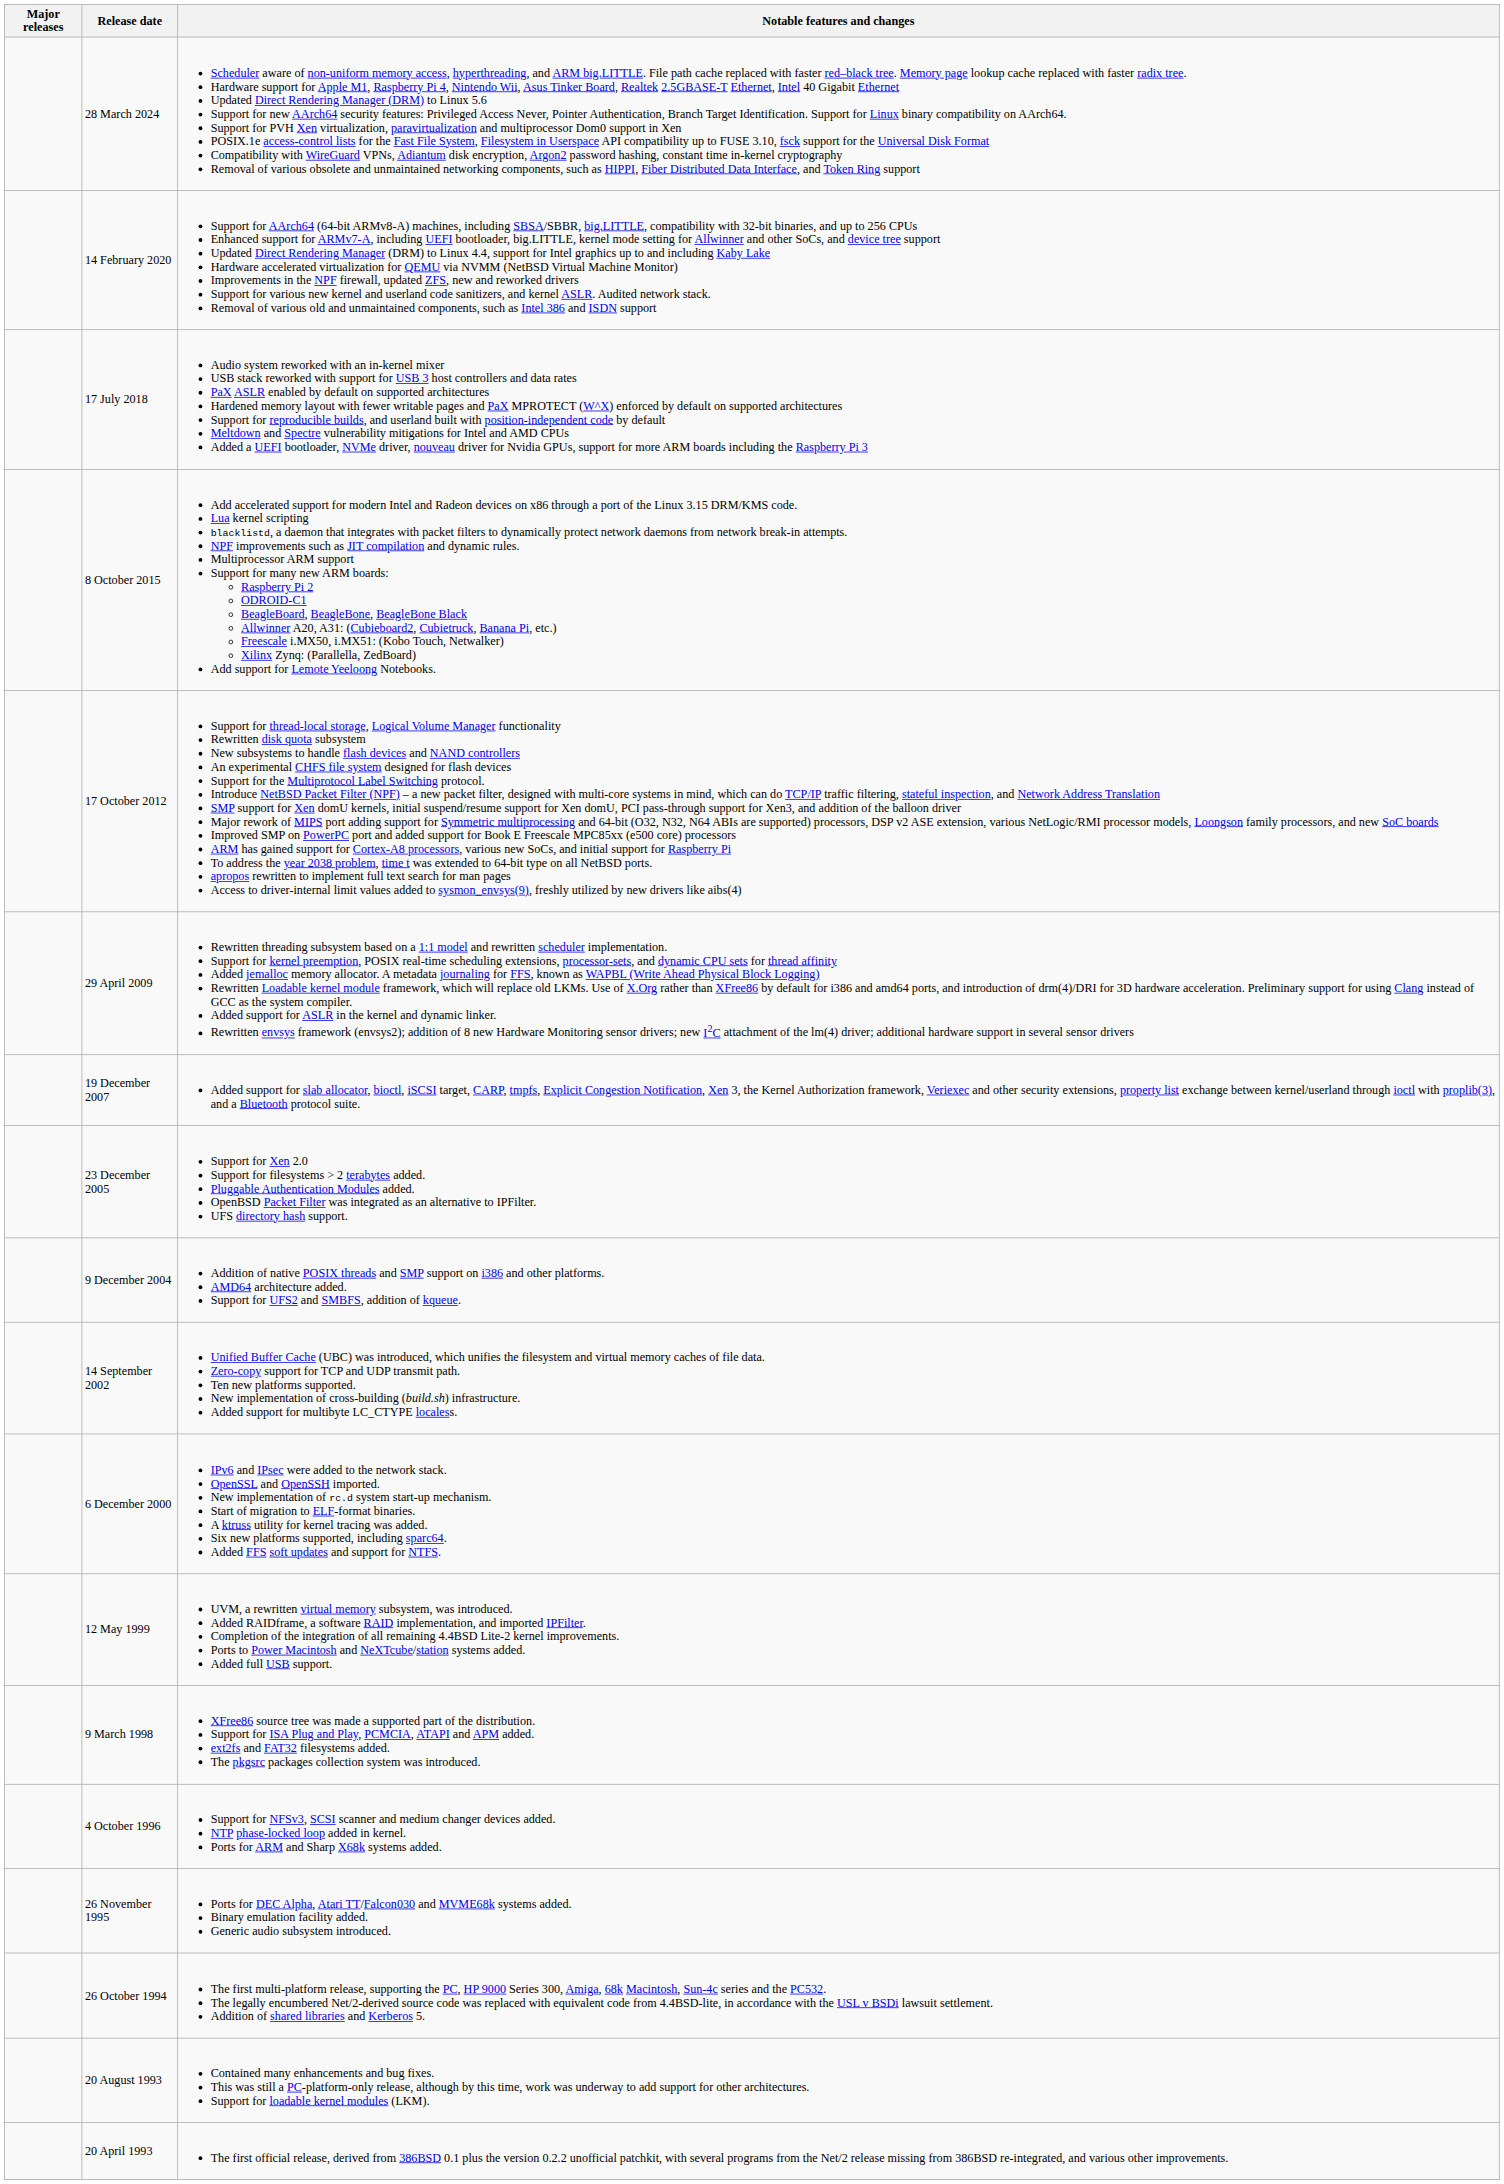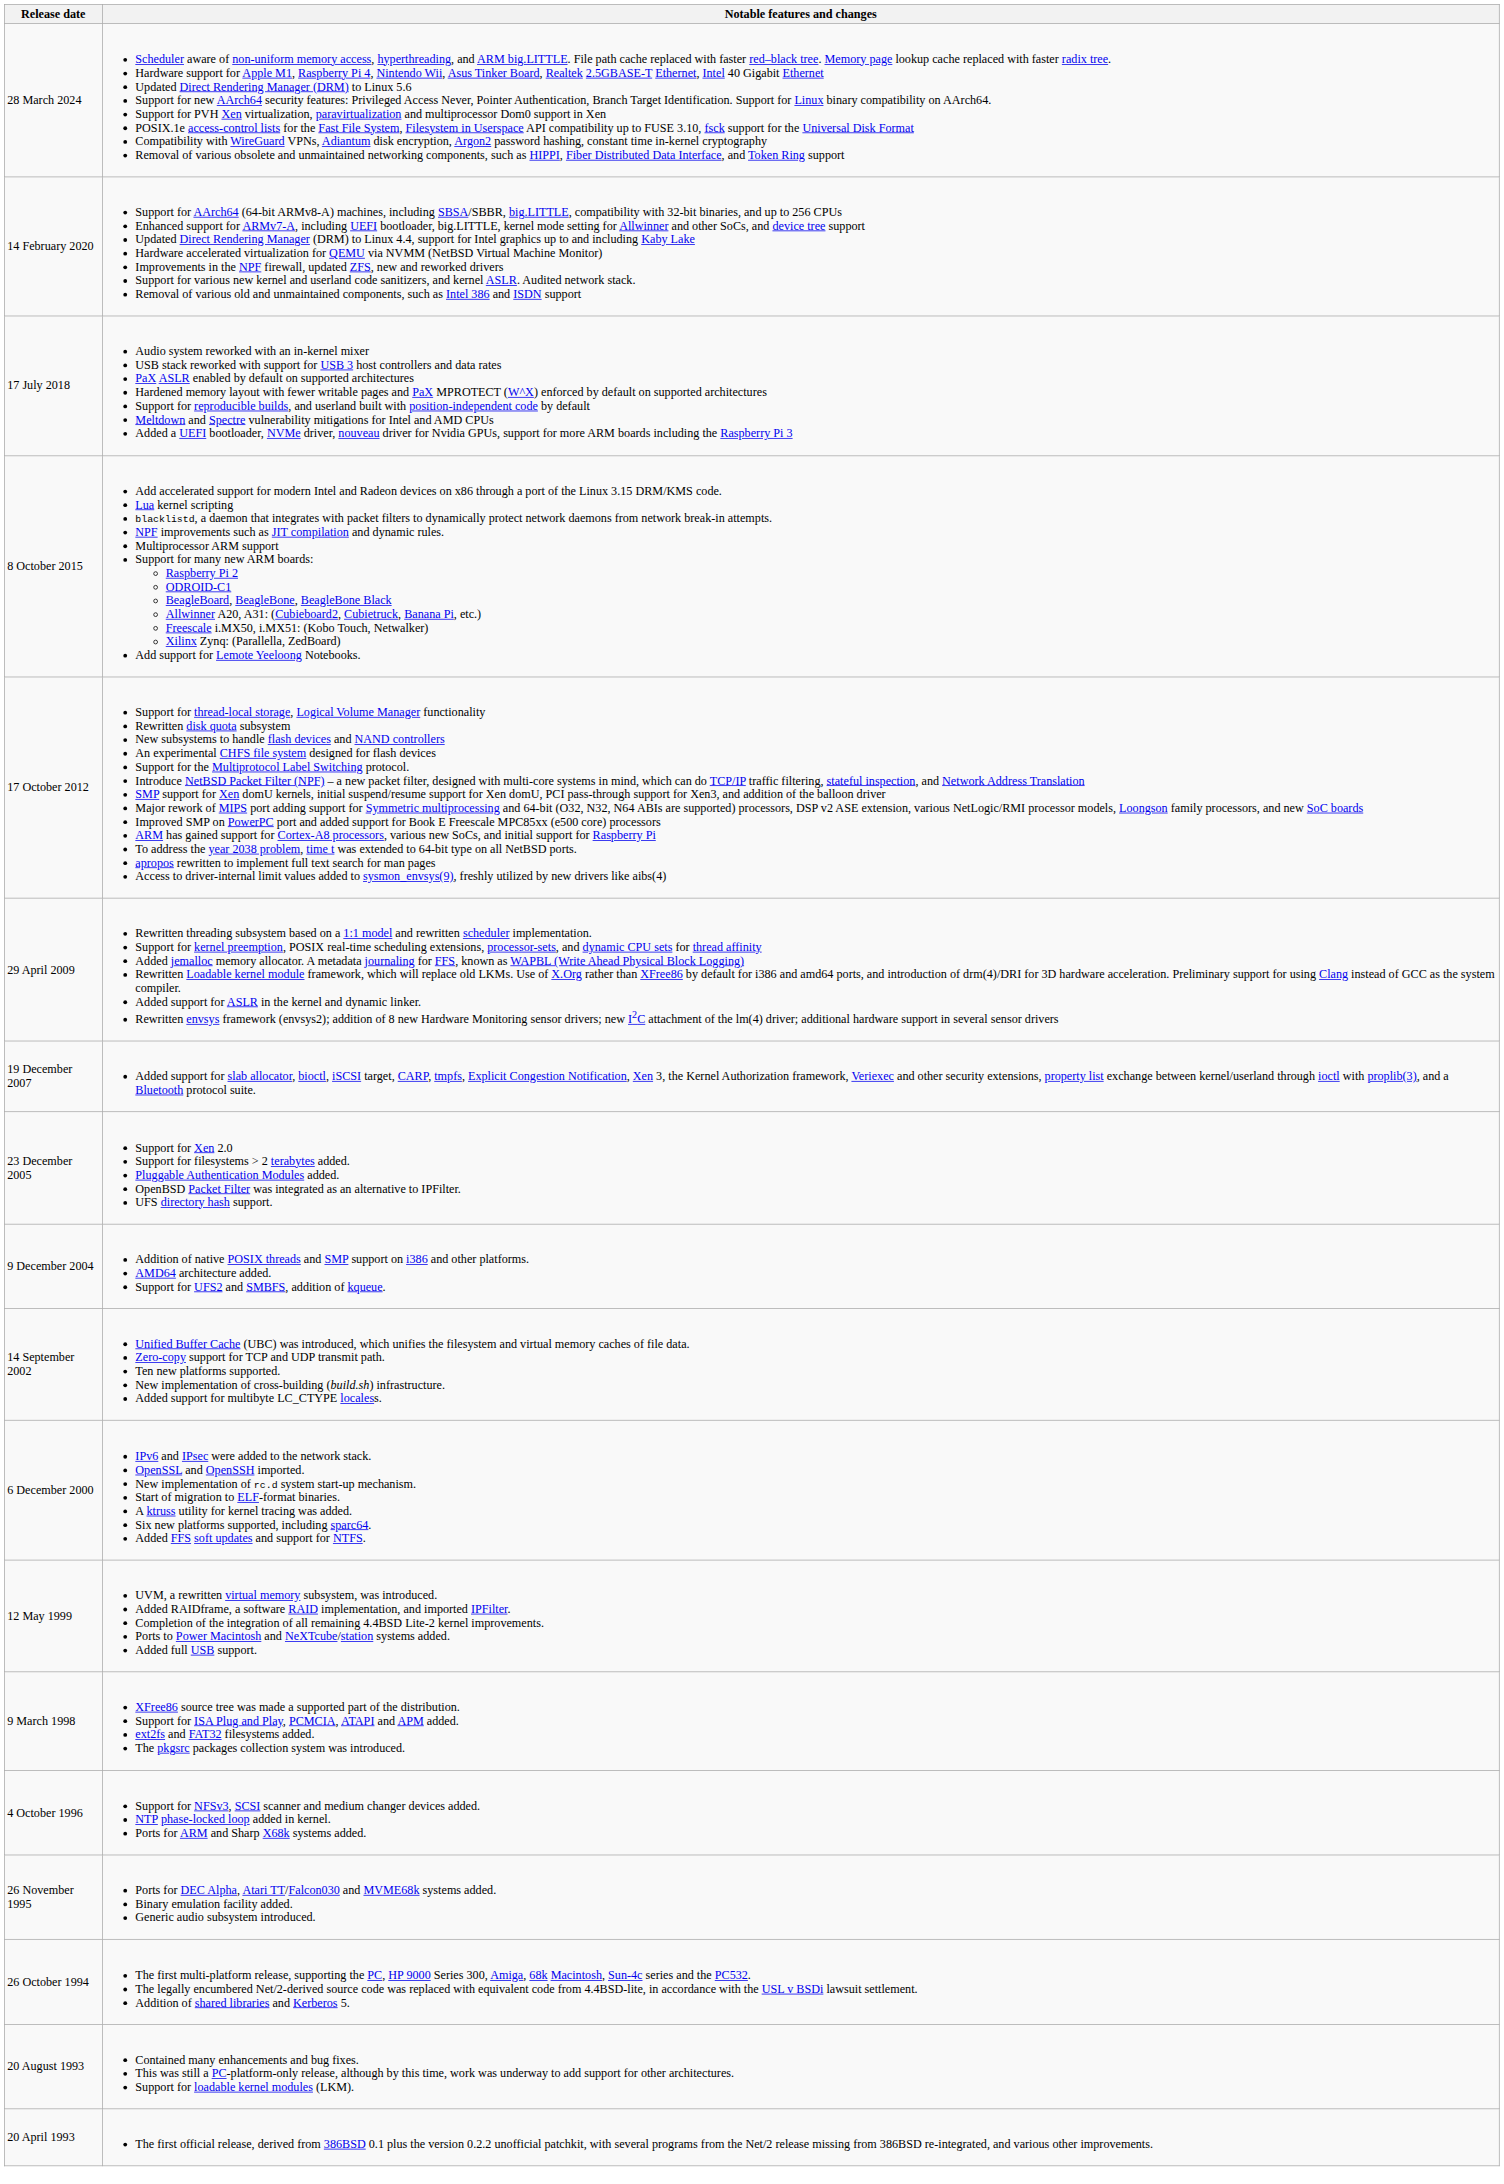- column: (43, 20)
